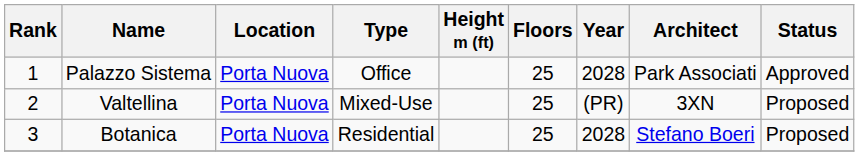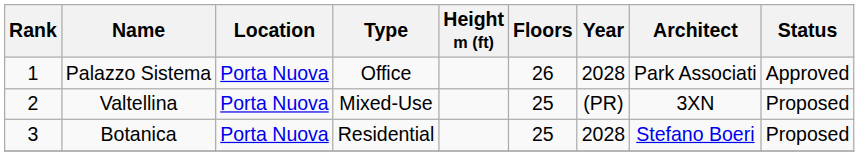(543, 72) 25 -> (543, 72) 26
